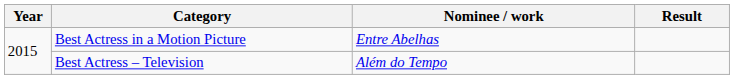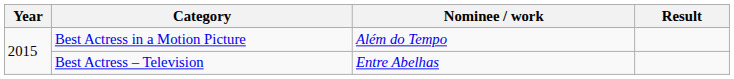(397, 39) Entre Abelhas -> (401, 39) Além do Tempo
(401, 62) Além do Tempo -> (397, 62) Entre Abelhas
